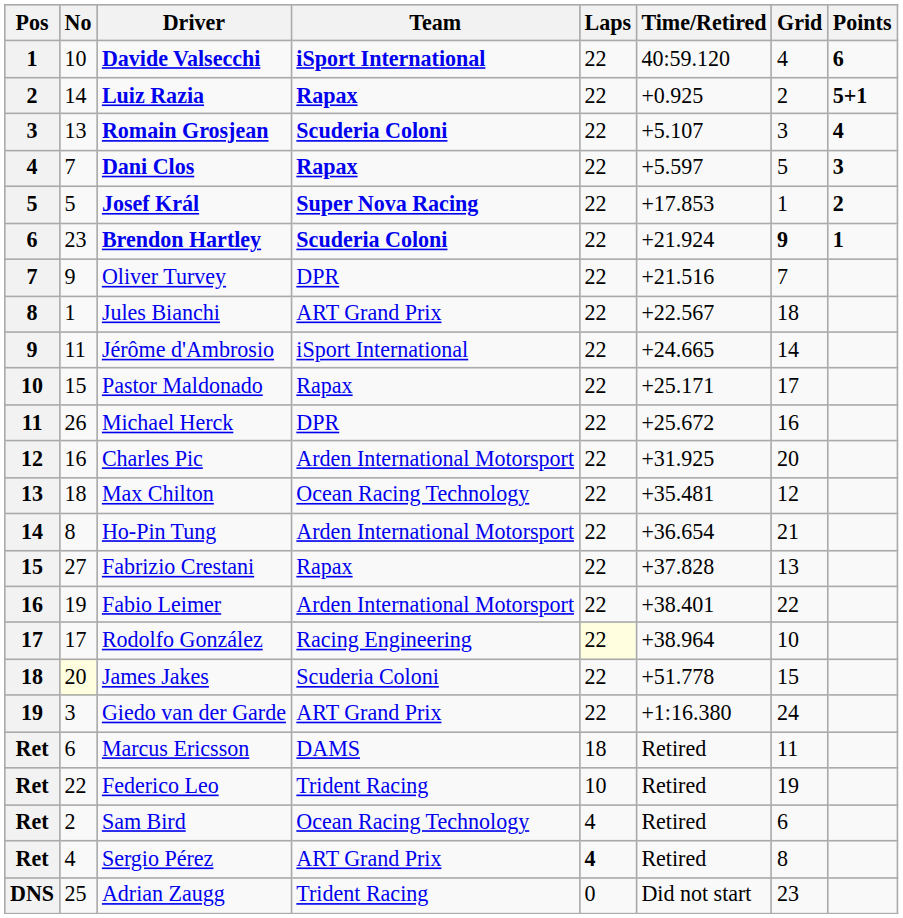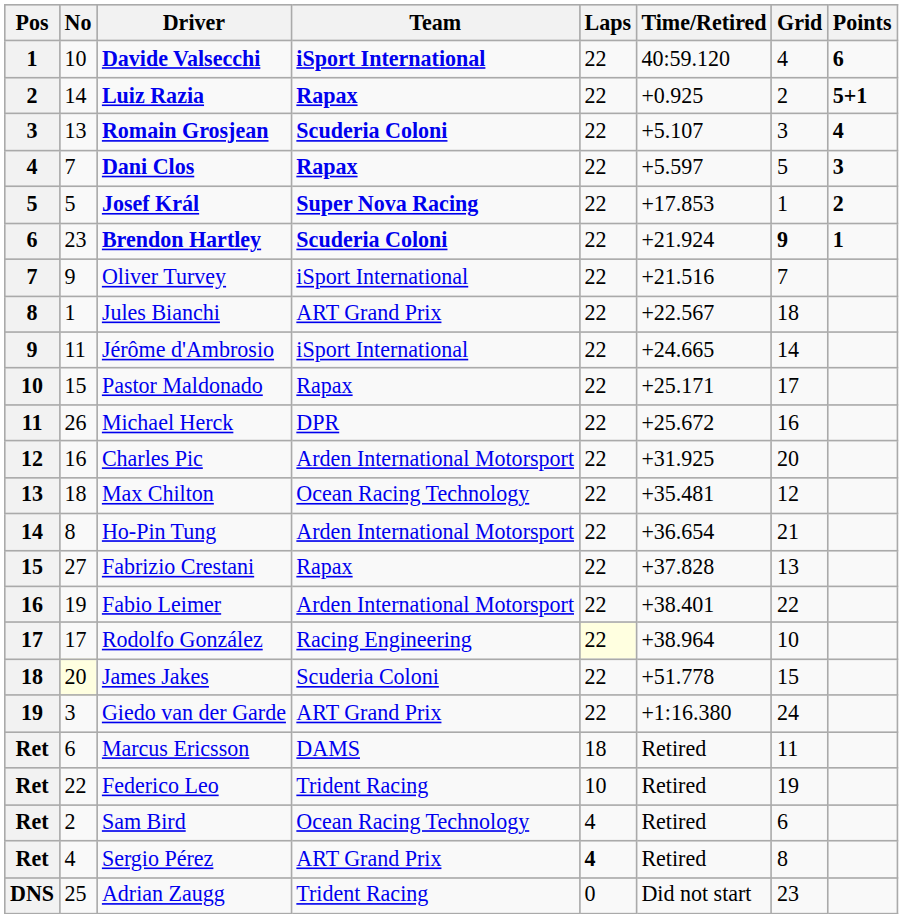(318, 276) DPR -> (382, 276) iSport International
